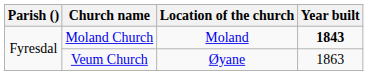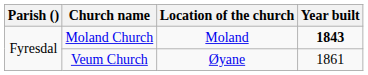(330, 59) 1863 -> (330, 59) 1861
